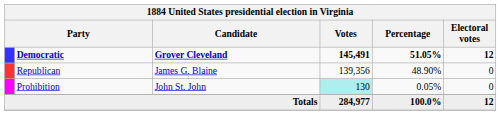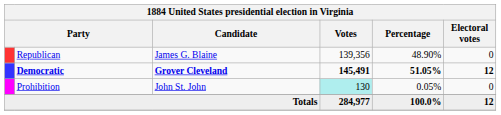rows swapped: (40, 55) <-> (38, 71)
